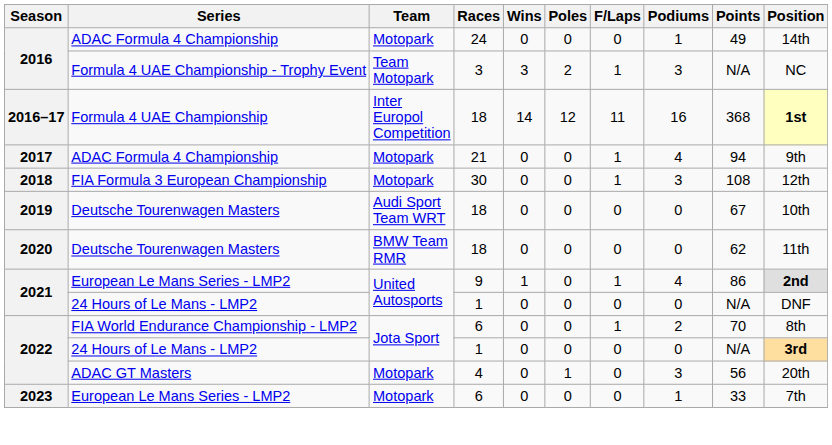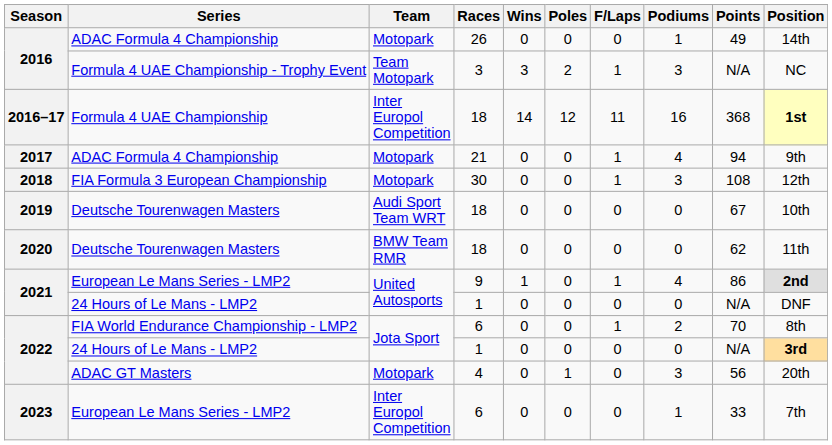(479, 39) 24 -> (479, 39) 26
(403, 396) Motopark -> (412, 412) Inter Europol Competition
